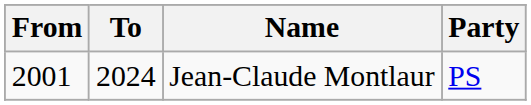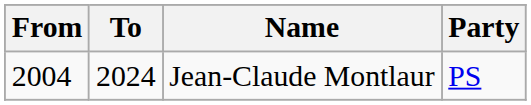(42, 75) 2001 -> (42, 75) 2004
